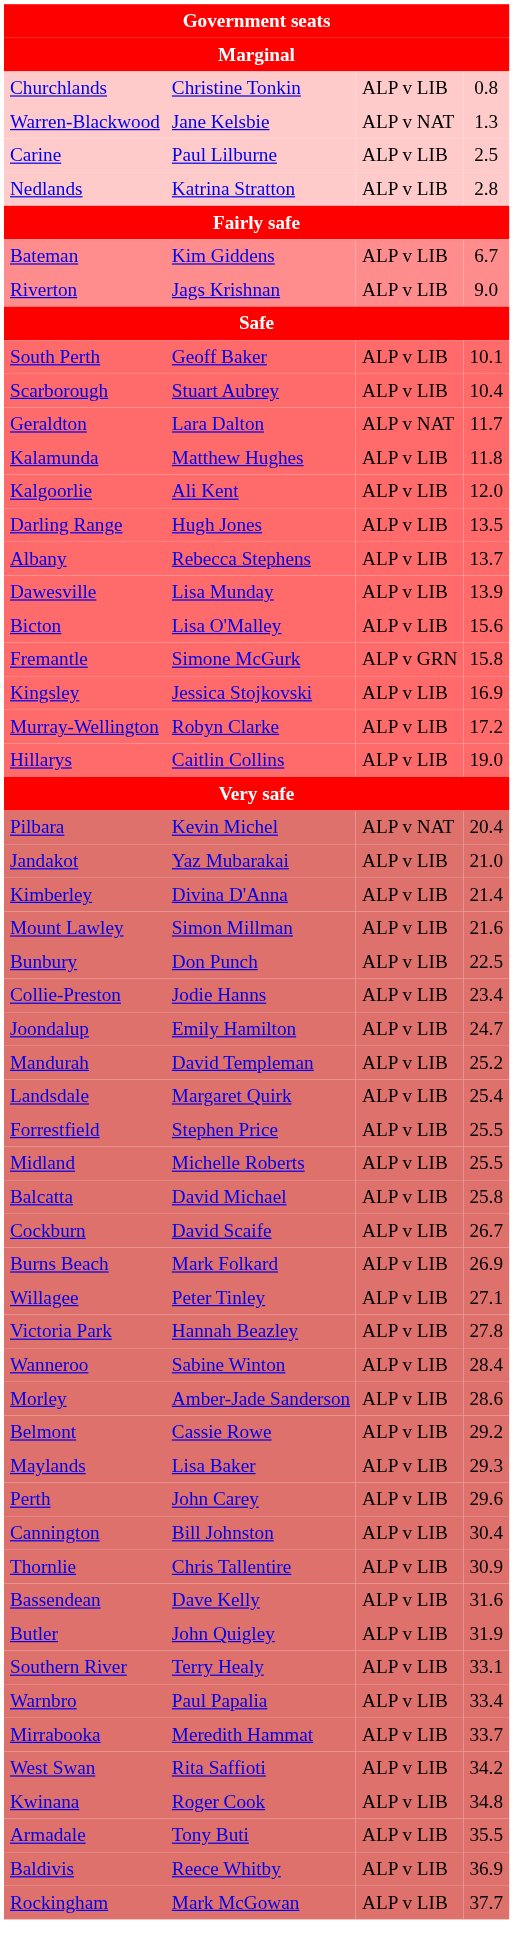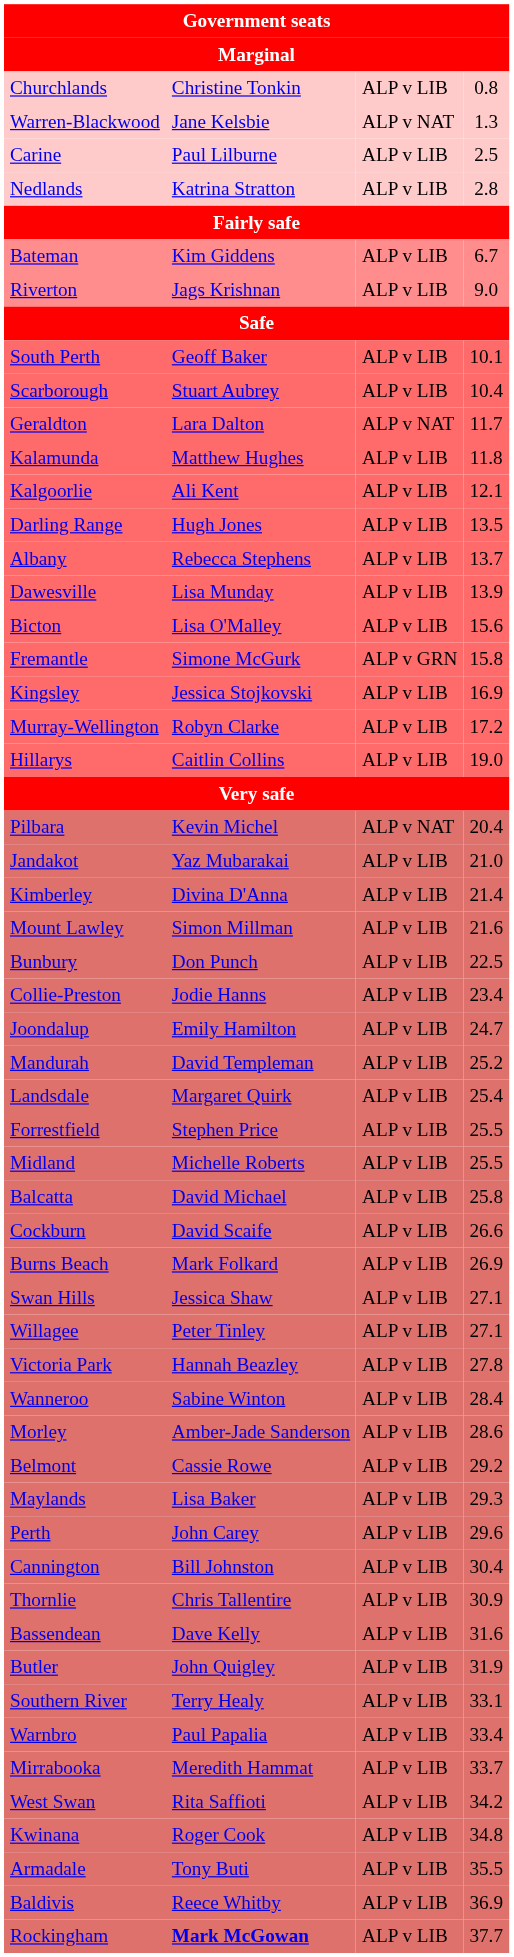(486, 491) 12.0 -> (486, 491) 12.1
(486, 1230) 26.7 -> (486, 1230) 26.6
+ row: (52, 1298)
(236, 1902) normal -> (240, 1936) bold
